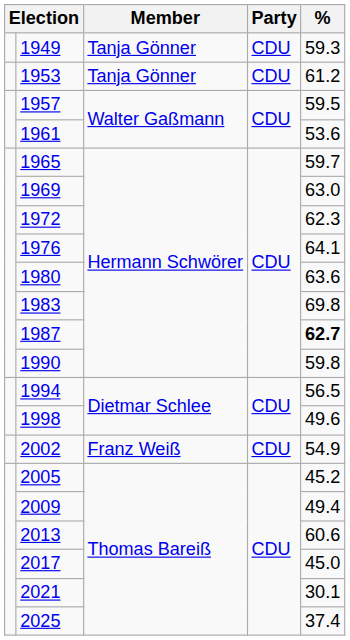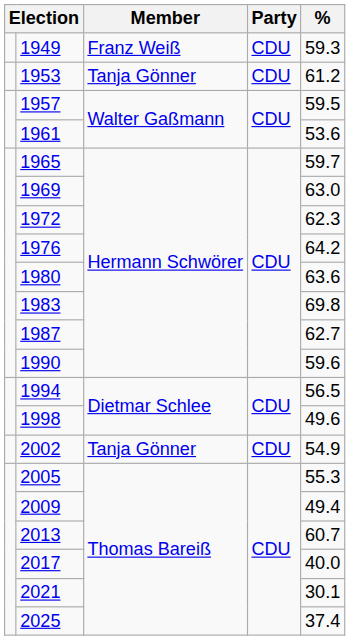(142, 47) Tanja Gönner -> (134, 47) Franz Weiß
(323, 248) 64.1 -> (323, 248) 64.2
(323, 334) bold -> (323, 334) normal
(323, 362) 59.8 -> (323, 362) 59.6
(134, 448) Franz Weiß -> (142, 448) Tanja Gönner
(323, 477) 45.2 -> (323, 477) 55.3
(323, 534) 60.6 -> (323, 534) 60.7
(323, 563) 45.0 -> (323, 563) 40.0
